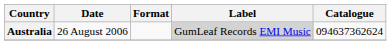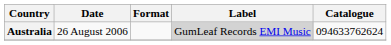(350, 31) 094637362624 -> (350, 31) 094633762624
